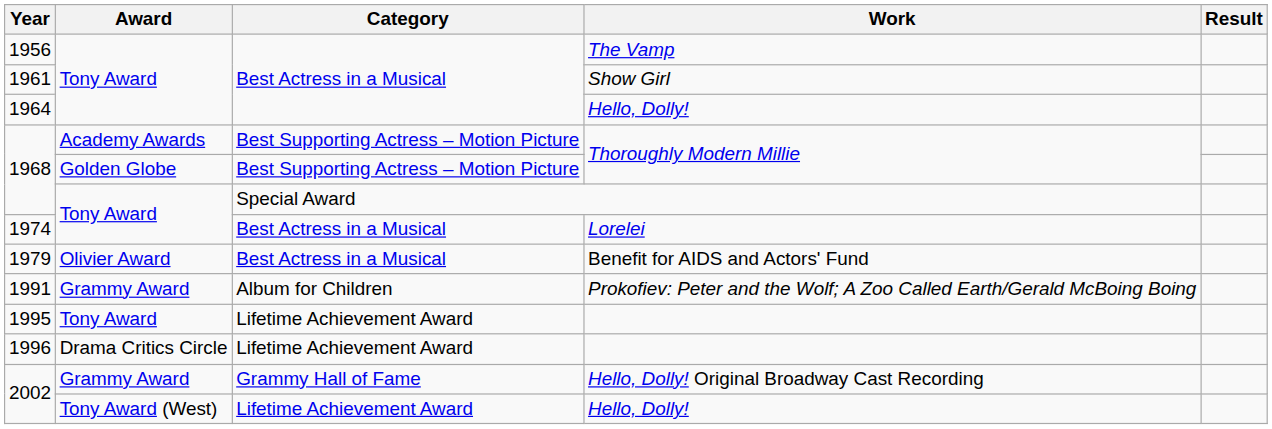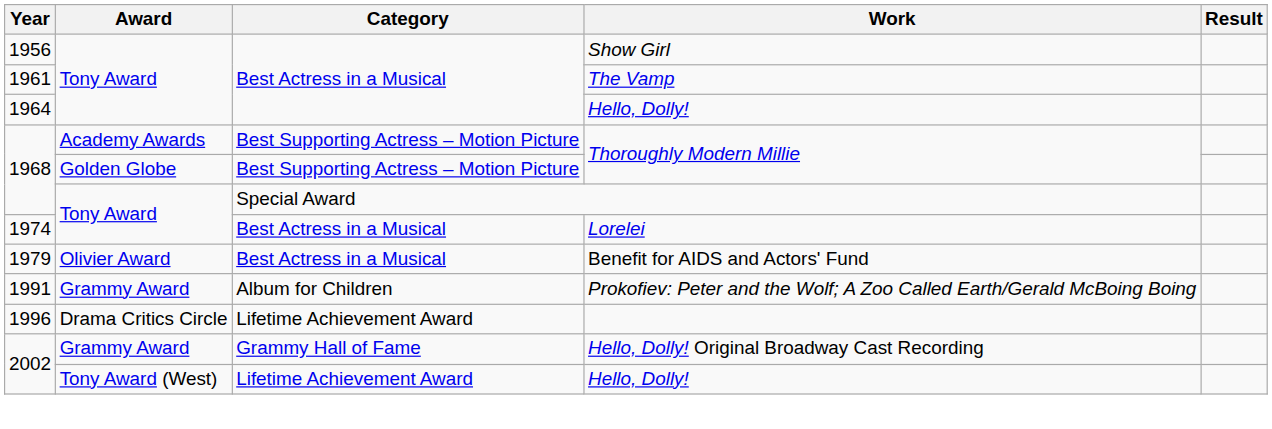(631, 49) The Vamp -> (629, 49) Show Girl
(629, 79) Show Girl -> (631, 79) The Vamp
- row: (30, 318)
